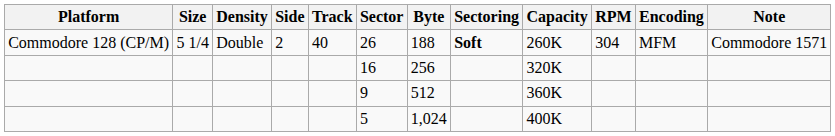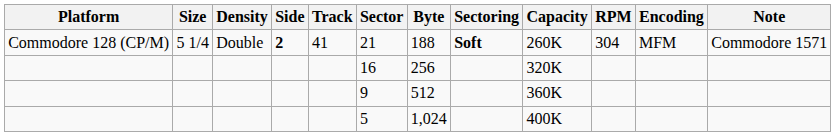(279, 42) normal -> (279, 42) bold
(320, 42) 40 -> (320, 42) 41
(368, 42) 26 -> (368, 42) 21
